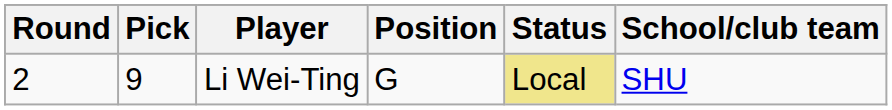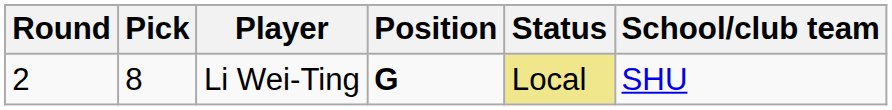(134, 78) 9 -> (134, 78) 8
(386, 78) normal -> (386, 78) bold
